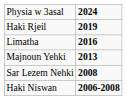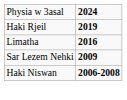- row: (36, 57)
(88, 73) 2008 -> (88, 57) 2009
